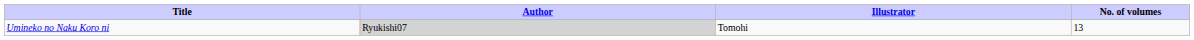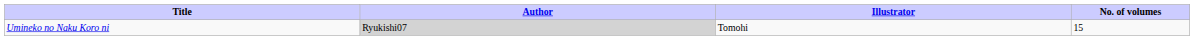(1078, 27) 13 -> (1078, 27) 15
